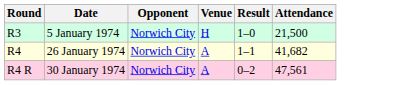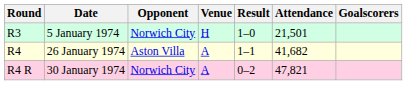+ column: (369, 13)
(291, 32) 21,500 -> (291, 32) 21,501
(163, 51) Norwich City -> (158, 51) Aston Villa
(291, 70) 47,561 -> (291, 70) 47,821
